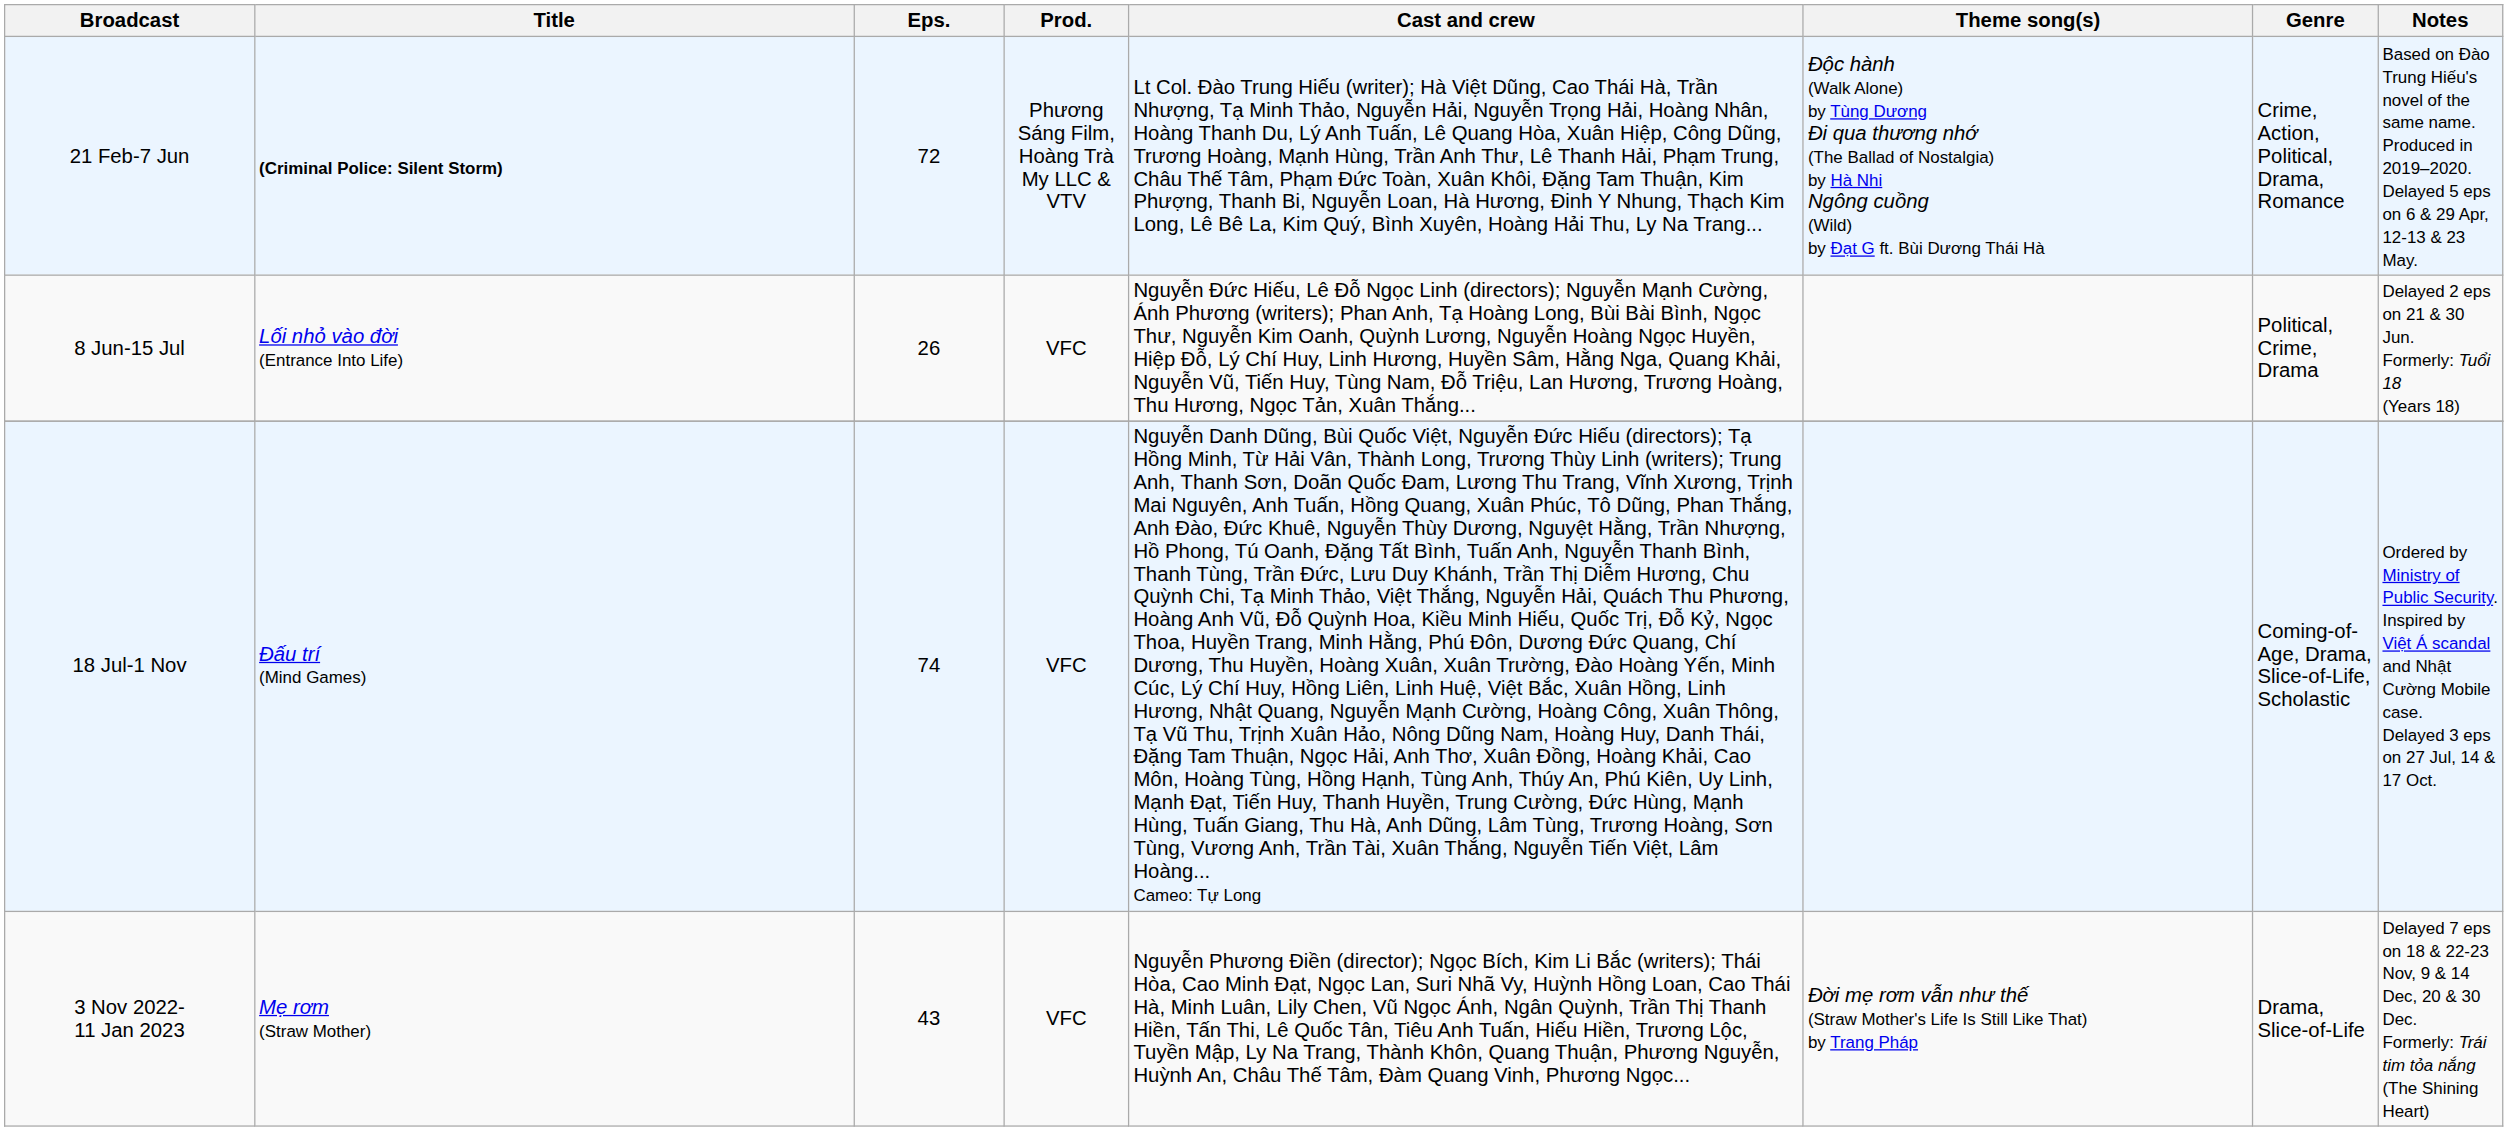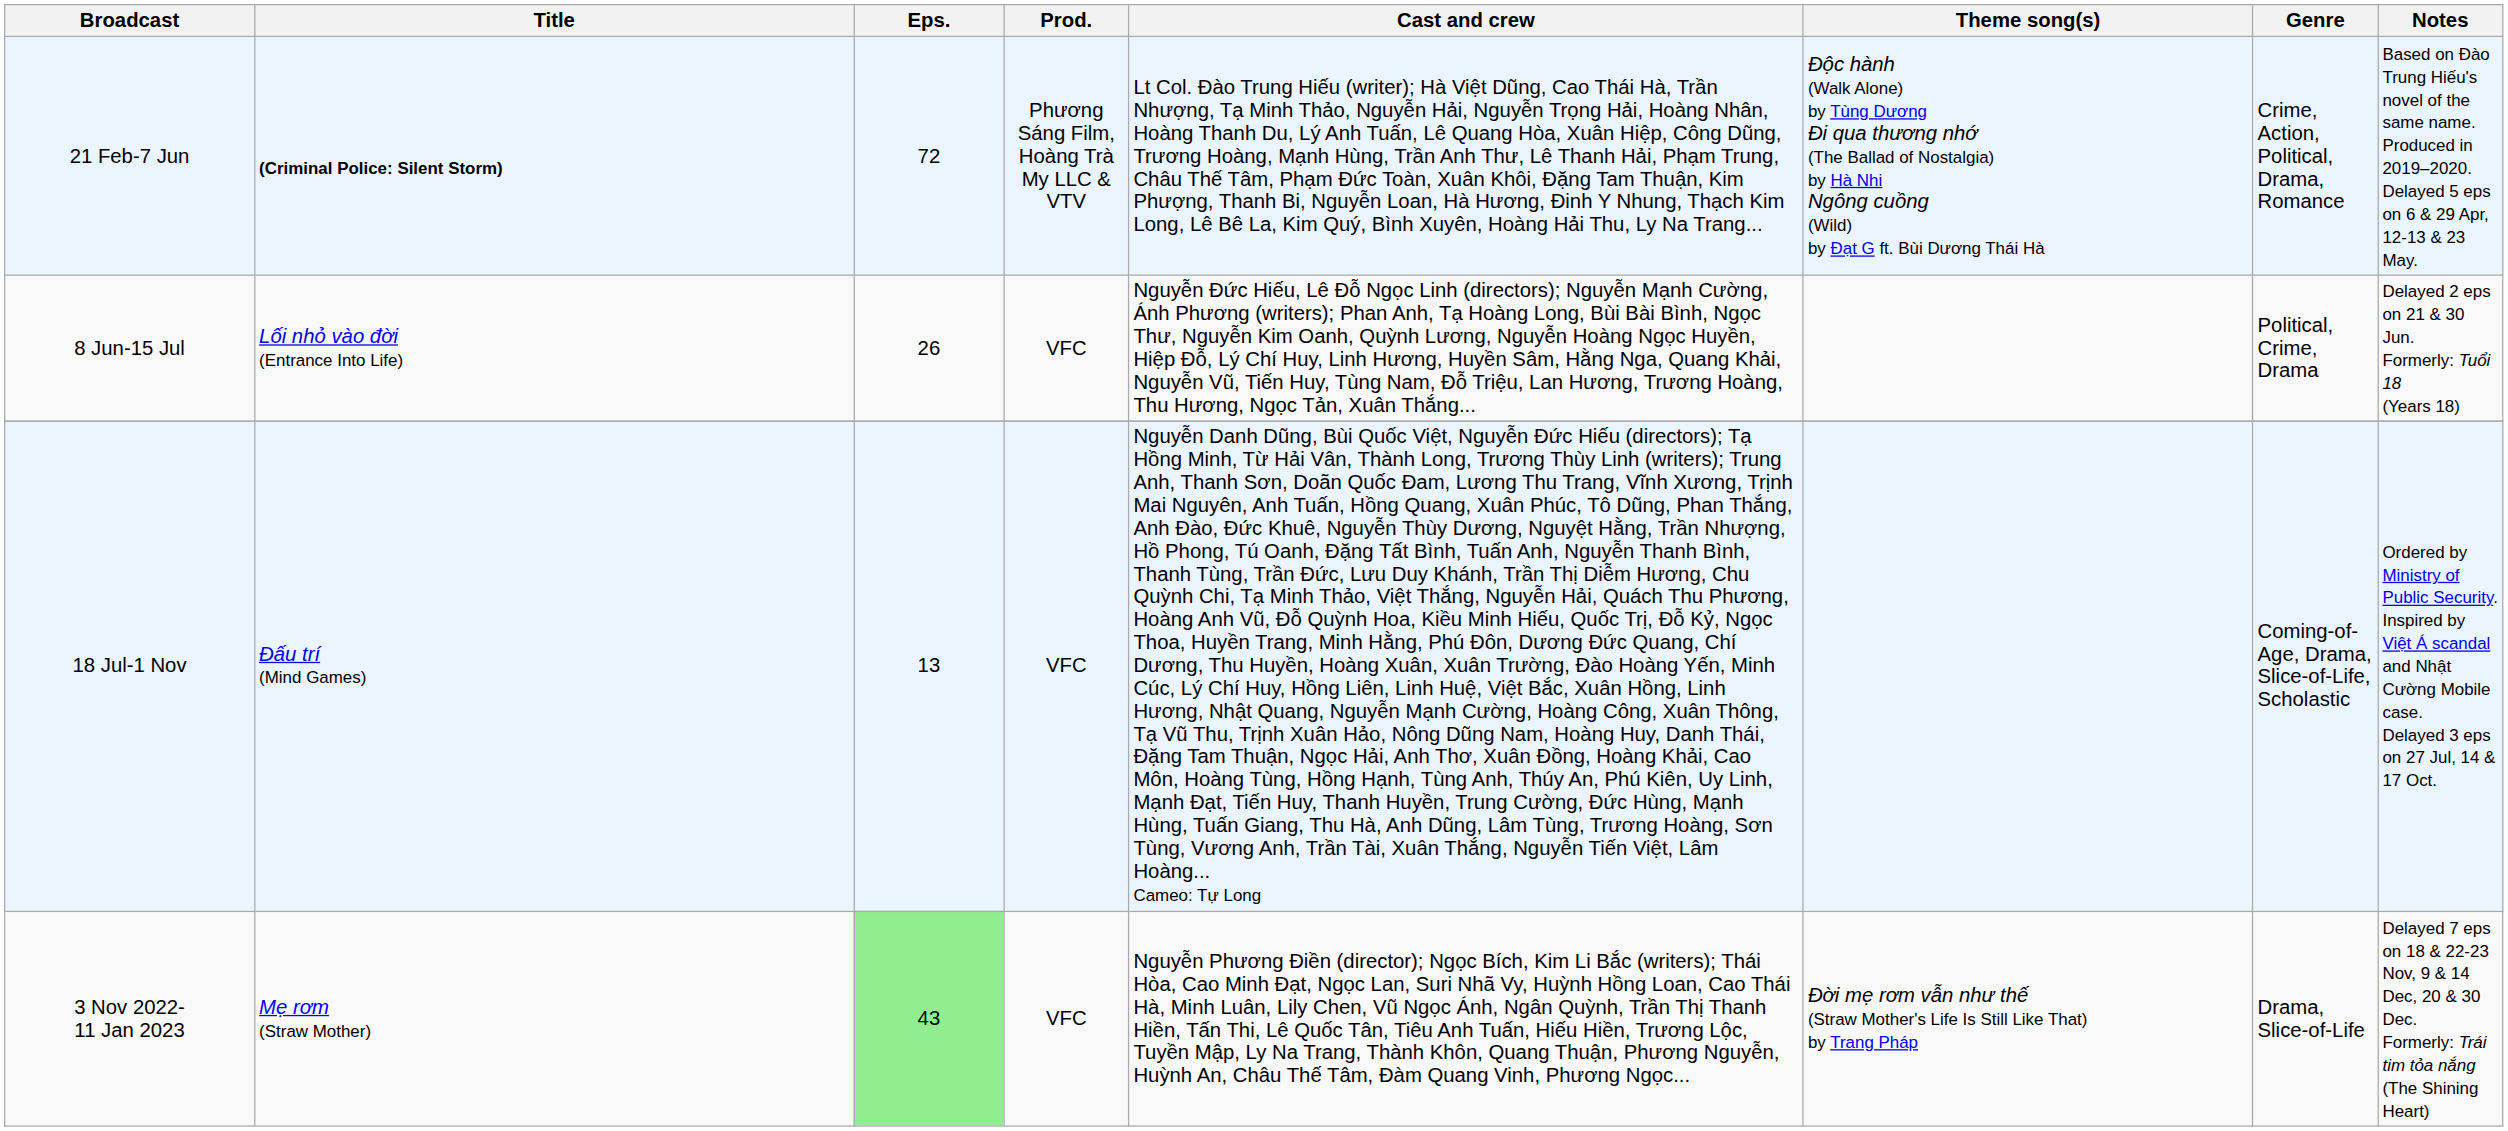(929, 665) 74 -> (929, 665) 13
(929, 1018) no background -> (929, 1018) lightgreen background
